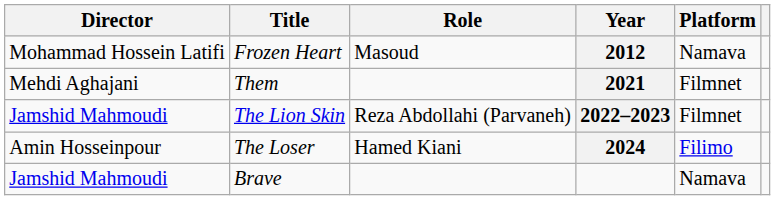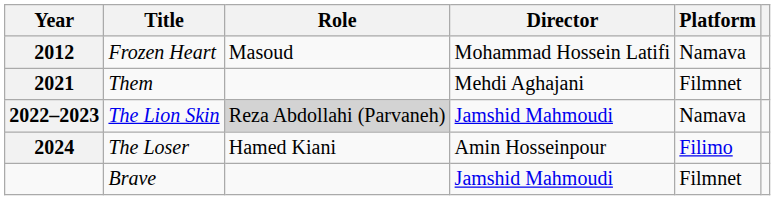columns swapped: (625, 20) <-> (117, 20)
(463, 115) no background -> (337, 115) lightgrey background
(710, 115) Filmnet -> (713, 115) Namava
(713, 178) Namava -> (710, 178) Filmnet
